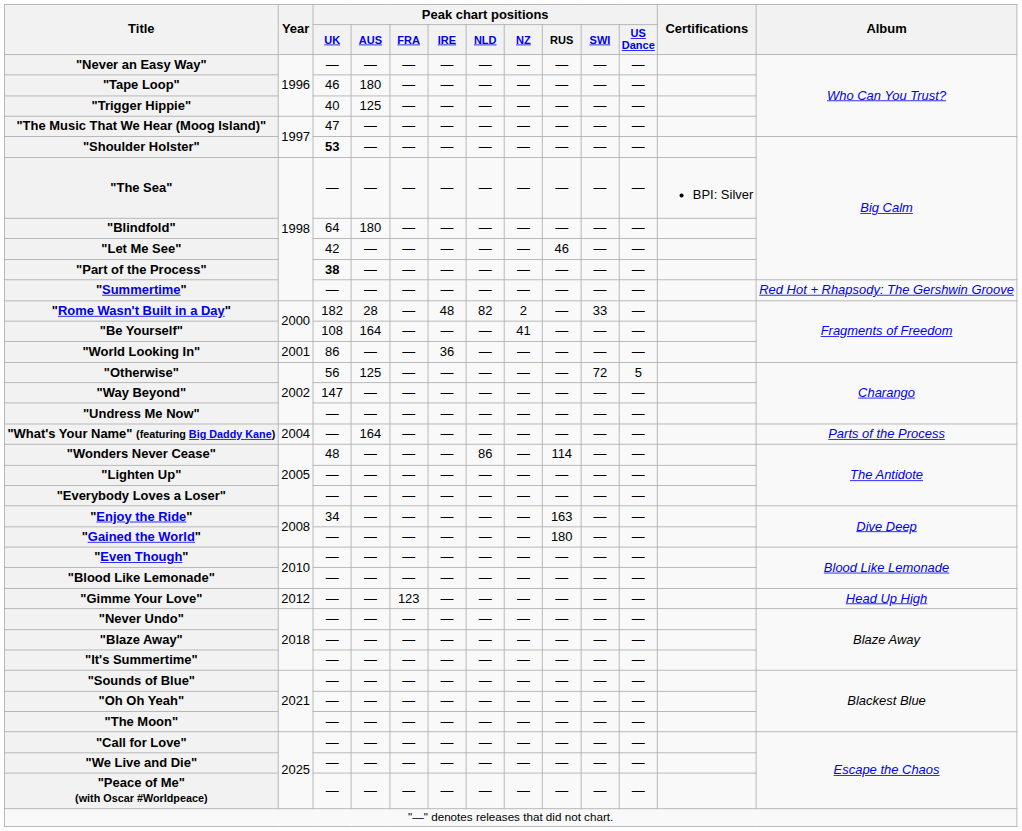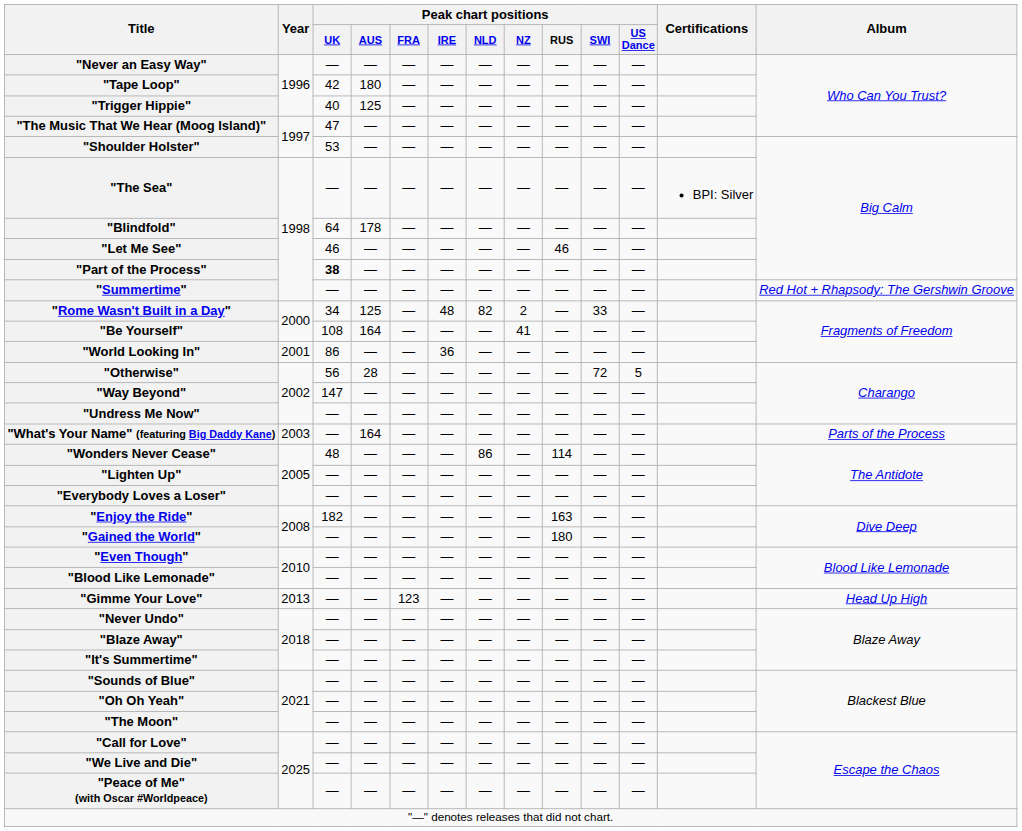(332, 85) 46 -> (332, 85) 42
(332, 147) bold -> (332, 147) normal
(370, 228) 180 -> (370, 228) 178
(332, 249) 42 -> (332, 249) 46
(332, 310) 182 -> (332, 310) 34
(370, 310) 28 -> (370, 310) 125
(370, 372) 125 -> (370, 372) 28
(296, 434) 2004 -> (296, 434) 2003
(332, 516) 34 -> (332, 516) 182
(296, 598) 2012 -> (296, 598) 2013
